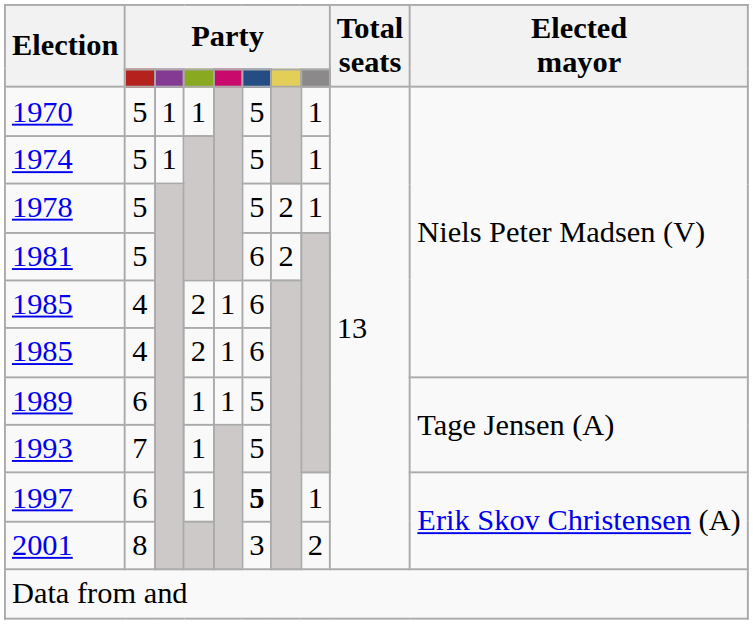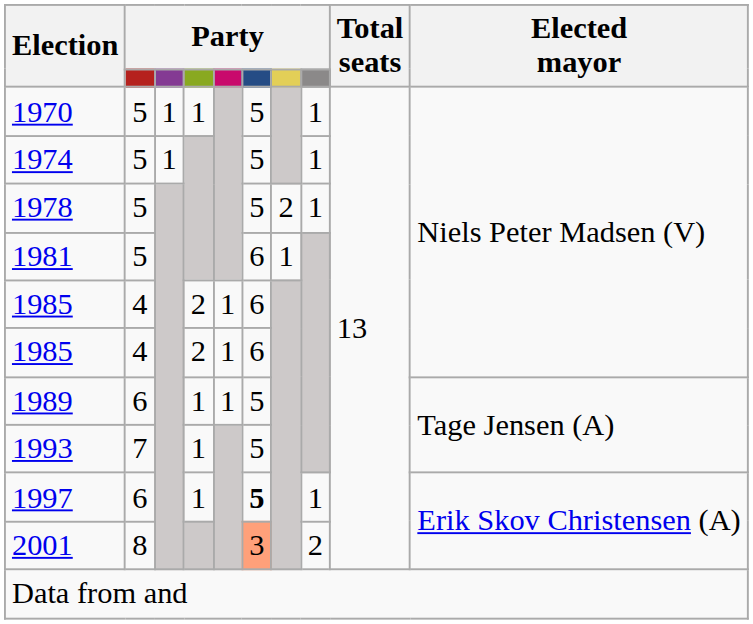(286, 255) 2 -> (286, 255) 1
(257, 544) no background -> (257, 544) lightsalmon background
